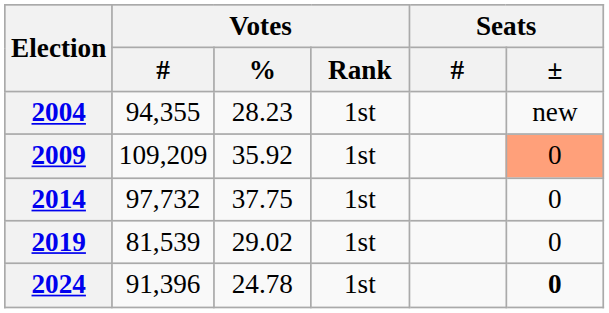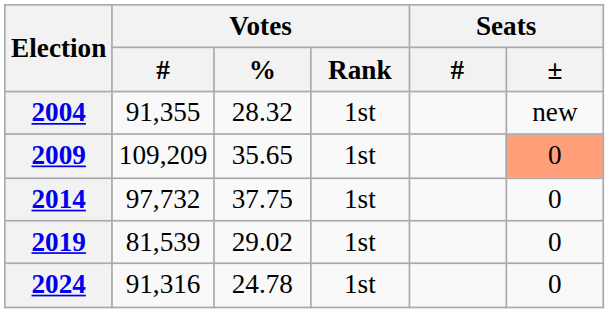(163, 112) 94,355 -> (163, 112) 91,355
(262, 112) 28.23 -> (262, 112) 28.32
(262, 155) 35.92 -> (262, 155) 35.65
(163, 284) 91,396 -> (163, 284) 91,316
(555, 284) bold -> (555, 284) normal
